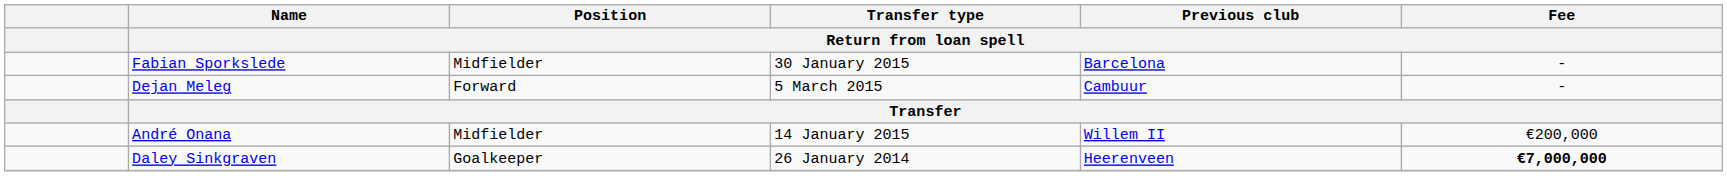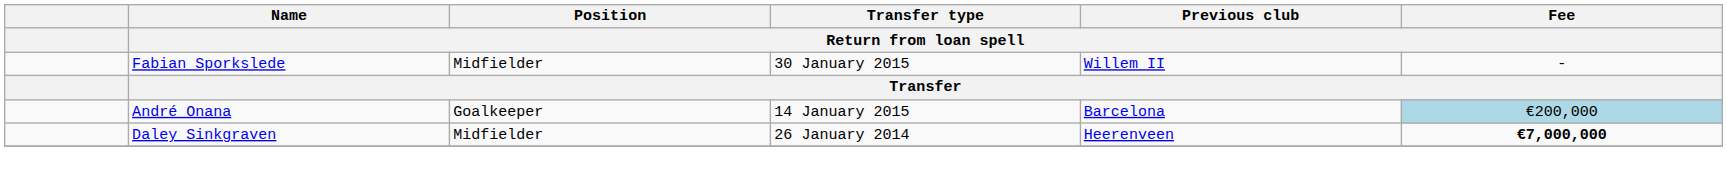(1124, 64) Barcelona -> (1124, 64) Willem II
- row: (182, 88)
(498, 135) Midfielder -> (498, 111) Goalkeeper
(1124, 135) Willem II -> (1124, 111) Barcelona
(1562, 135) no background -> (1562, 111) lightblue background
(498, 159) Goalkeeper -> (498, 135) Midfielder
